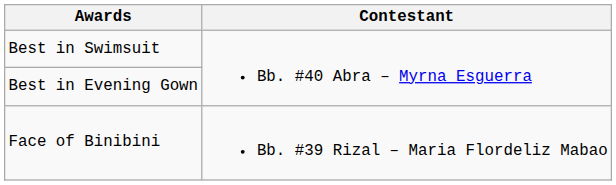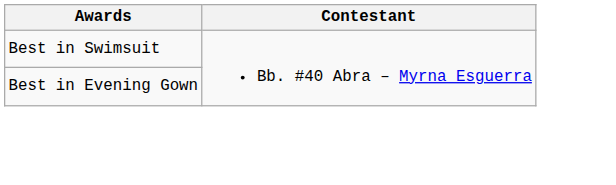- row: (84, 143)
